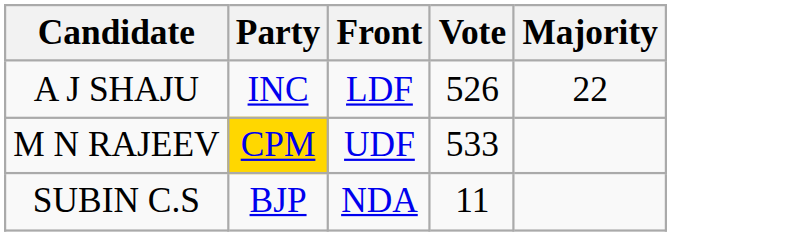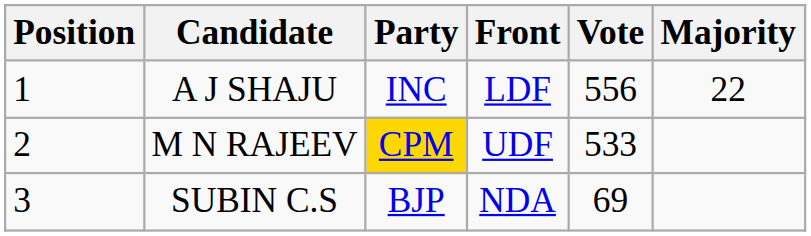+ column: (74, 32)
(472, 88) 526 -> (610, 88) 556
(472, 200) 11 -> (610, 200) 69
